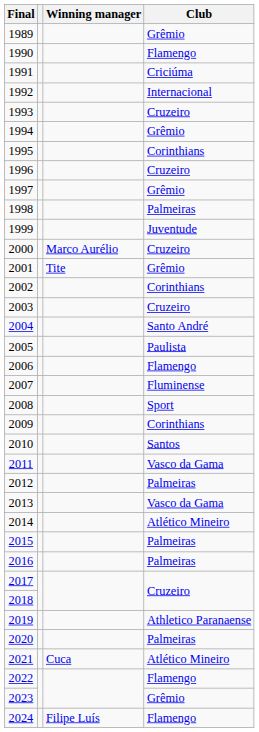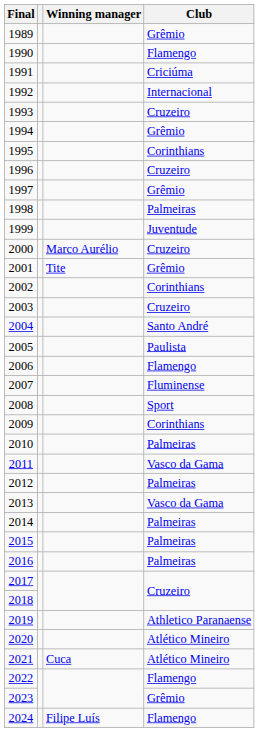(163, 444) Santos -> (171, 444) Palmeiras
(188, 522) Atlético Mineiro -> (171, 522) Palmeiras
(171, 639) Palmeiras -> (188, 639) Atlético Mineiro
